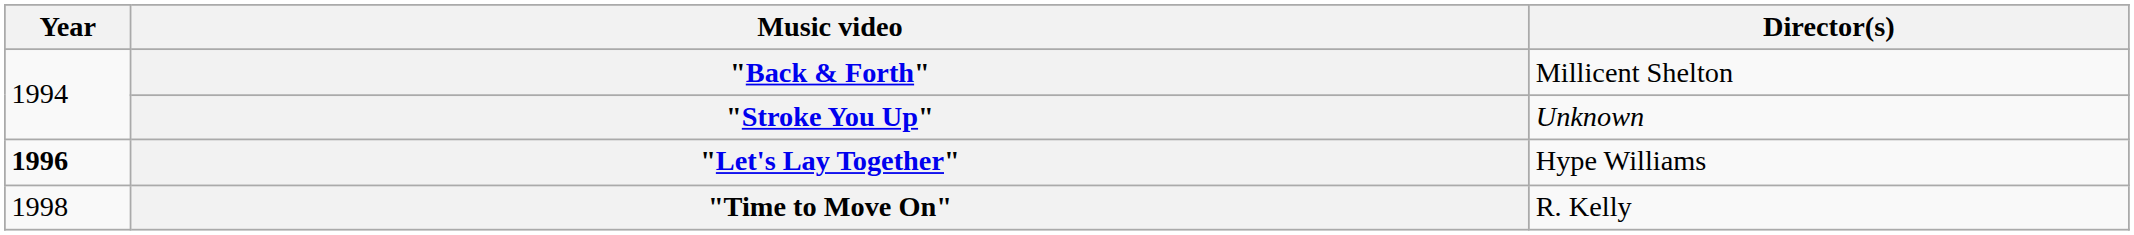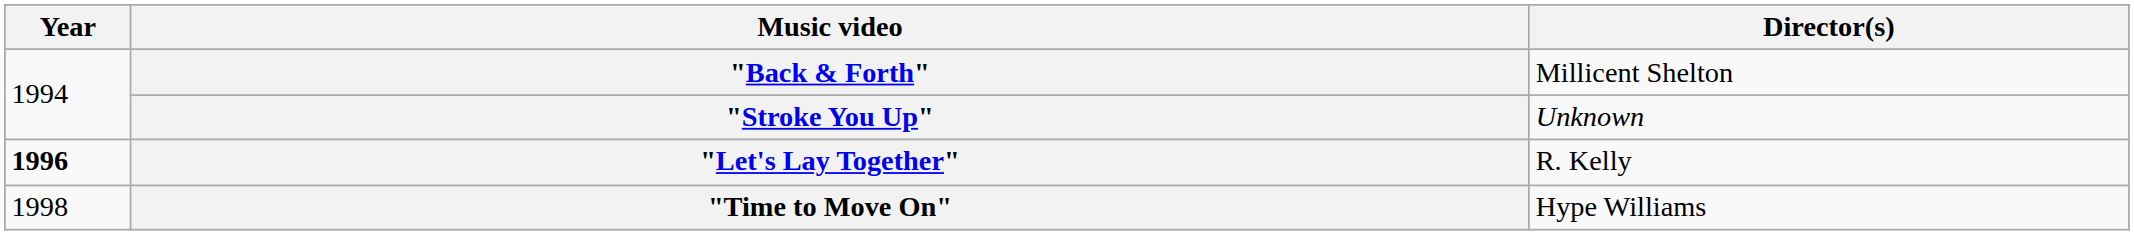(1621, 161) Hype Williams -> (1584, 161) R. Kelly
(1584, 206) R. Kelly -> (1621, 206) Hype Williams
